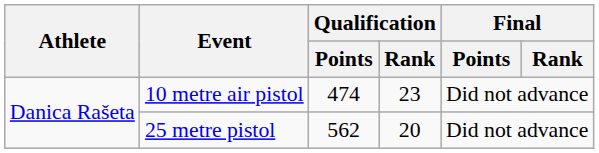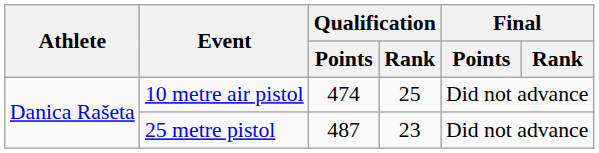(410, 94) 23 -> (410, 94) 25
(344, 130) 562 -> (344, 130) 487
(410, 130) 20 -> (410, 130) 23
